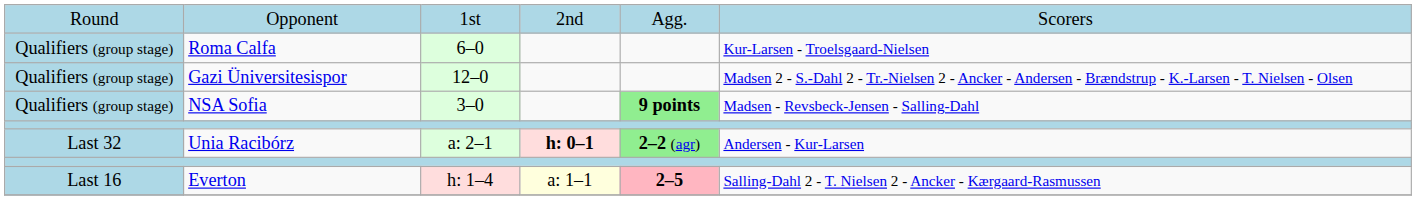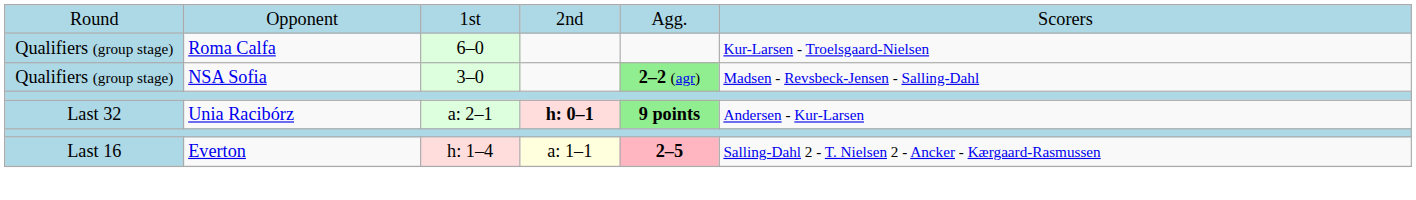- row: (267, 76)
(669, 105) 9 points -> (669, 76) 2–2 (agr)
(669, 143) 2–2 (agr) -> (669, 114) 9 points
